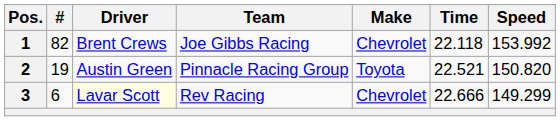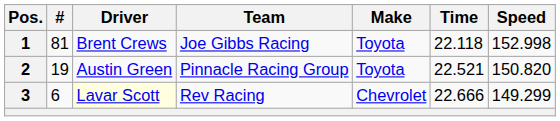(60, 44) 82 -> (60, 44) 81
(391, 44) Chevrolet -> (380, 44) Toyota
(521, 44) 153.992 -> (521, 44) 152.998
